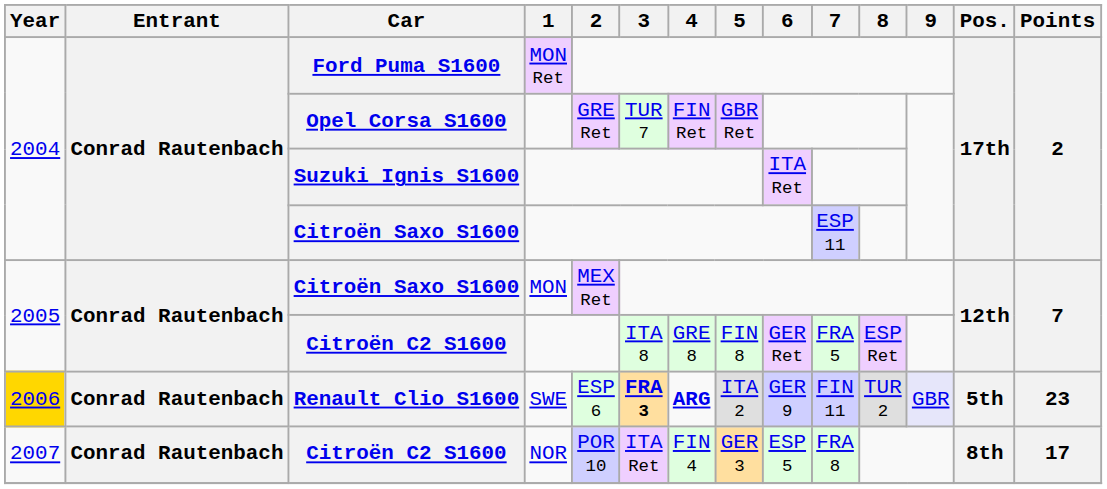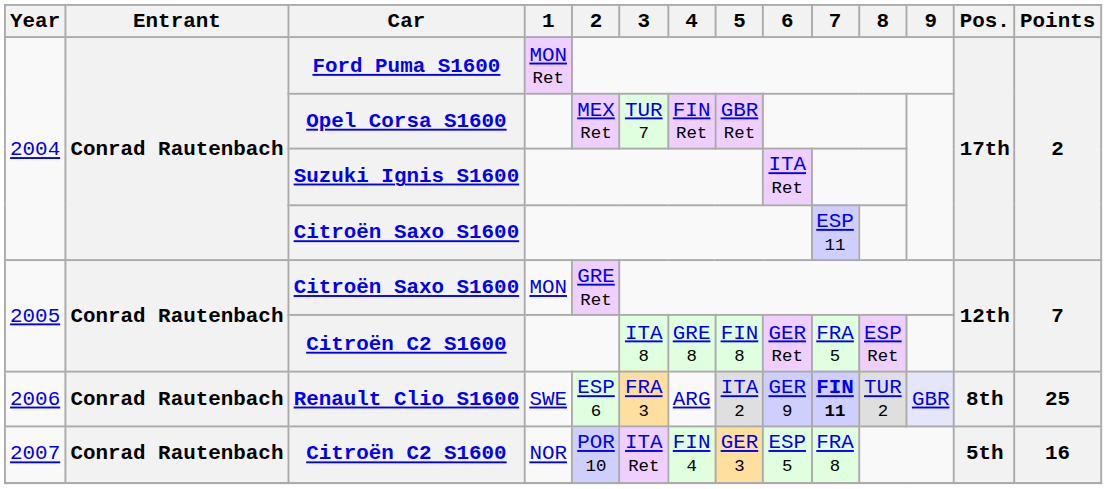(596, 121) GRE Ret -> (596, 121) MEX Ret
(596, 288) MEX Ret -> (596, 288) GRE Ret
(35, 399) gold background -> (35, 399) no background
(644, 399) bold -> (644, 399) normal
(692, 399) bold -> (692, 399) normal
(835, 399) normal -> (835, 399) bold
(985, 399) 5th -> (985, 399) 8th
(1058, 399) 23 -> (1058, 399) 25
(985, 455) 8th -> (985, 455) 5th
(1058, 455) 17 -> (1058, 455) 16
